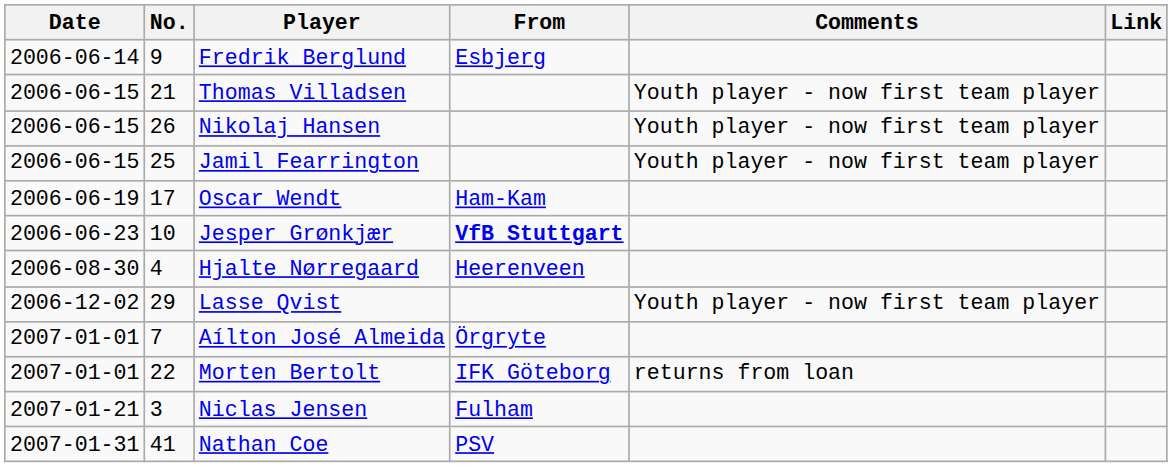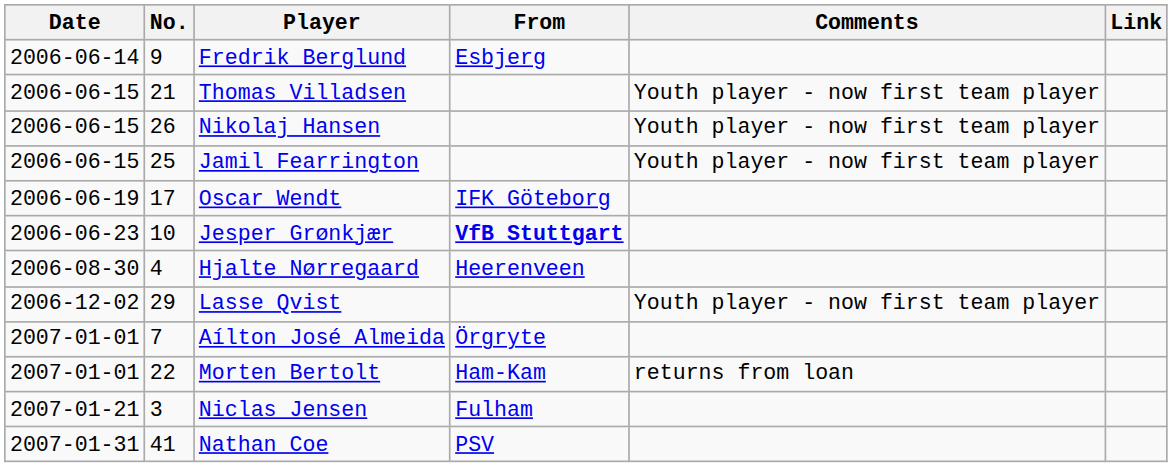(501, 198) Ham-Kam -> (533, 198) IFK Göteborg
(533, 374) IFK Göteborg -> (501, 374) Ham-Kam
